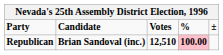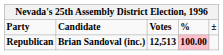(163, 42) 12,510 -> (163, 42) 12,513
